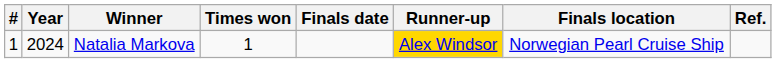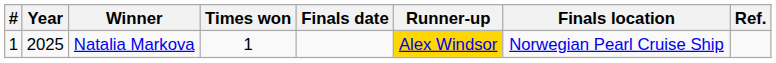(45, 44) 2024 -> (45, 44) 2025
